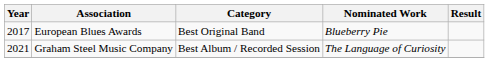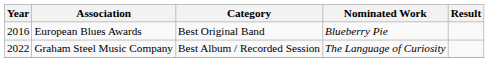(18, 31) 2017 -> (18, 31) 2016
(18, 48) 2021 -> (18, 48) 2022
